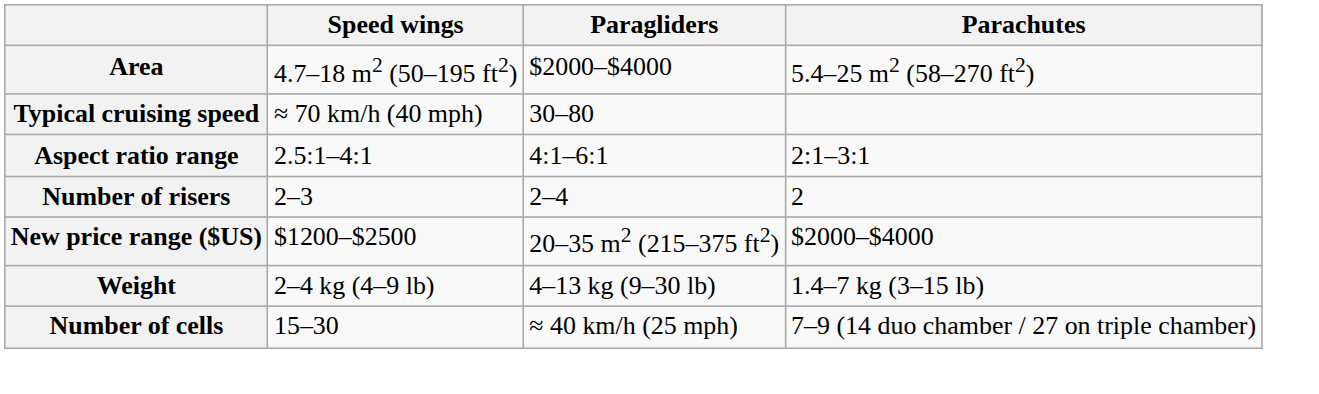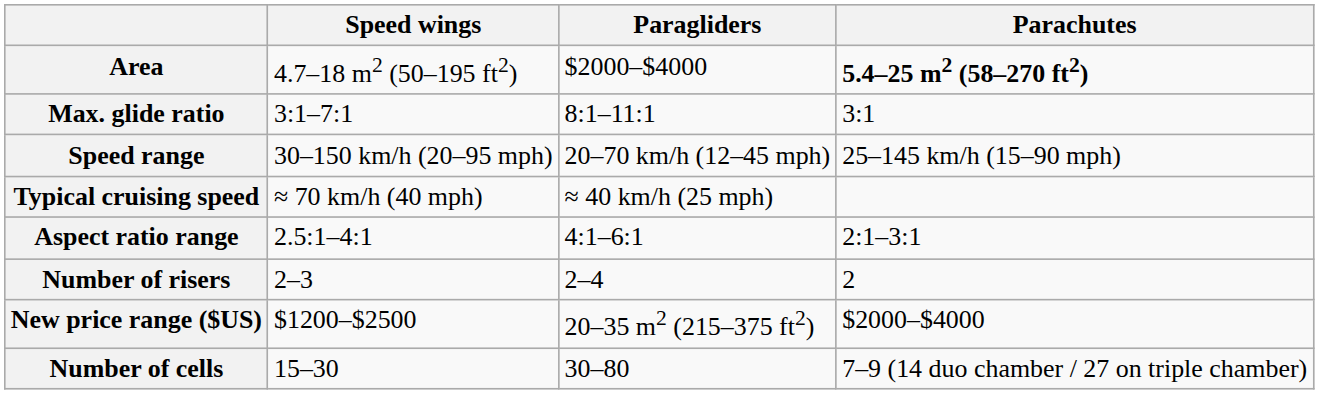(913, 69) normal -> (965, 69) bold
+ row: (136, 114)
+ row: (136, 155)
(562, 114) 30–80 -> (669, 196) ≈ 40 km/h (25 mph)
- row: (136, 285)
(634, 326) ≈ 40 km/h (25 mph) -> (597, 367) 30–80
